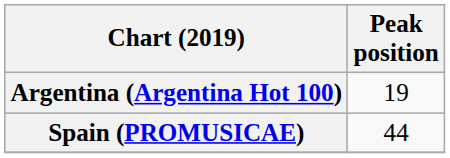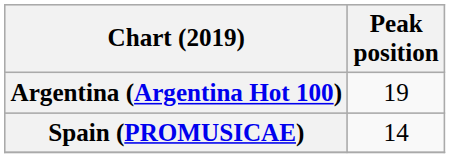(396, 132) 44 -> (396, 132) 14
